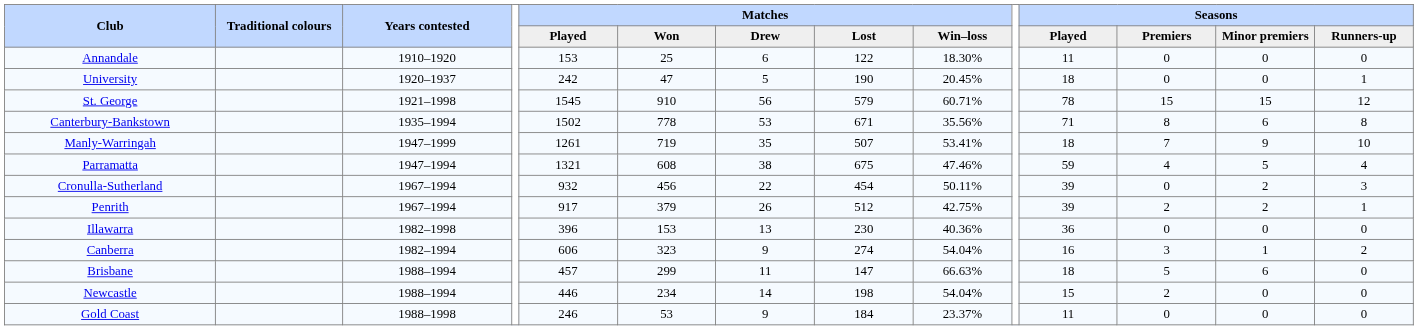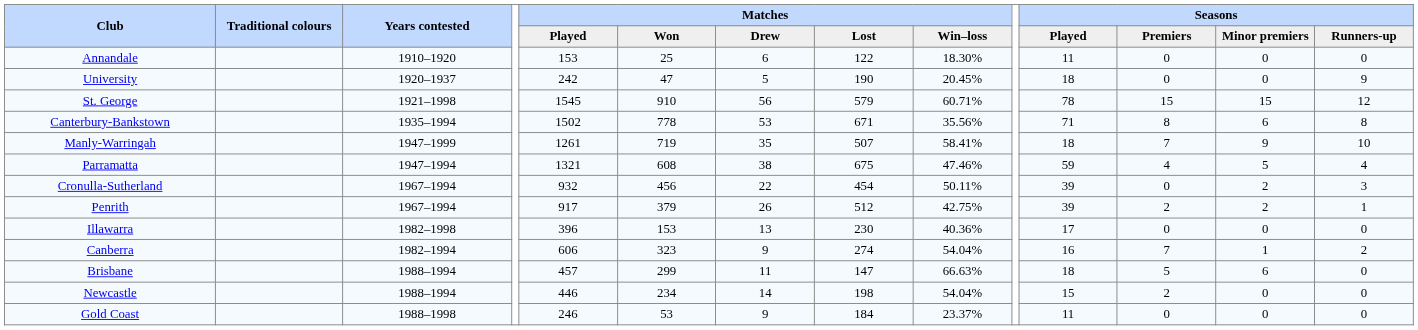(1364, 79) 1 -> (1364, 79) 9
(962, 143) 53.41% -> (962, 143) 58.41%
(1068, 228) 36 -> (1068, 228) 17
(1167, 250) 3 -> (1167, 250) 7
